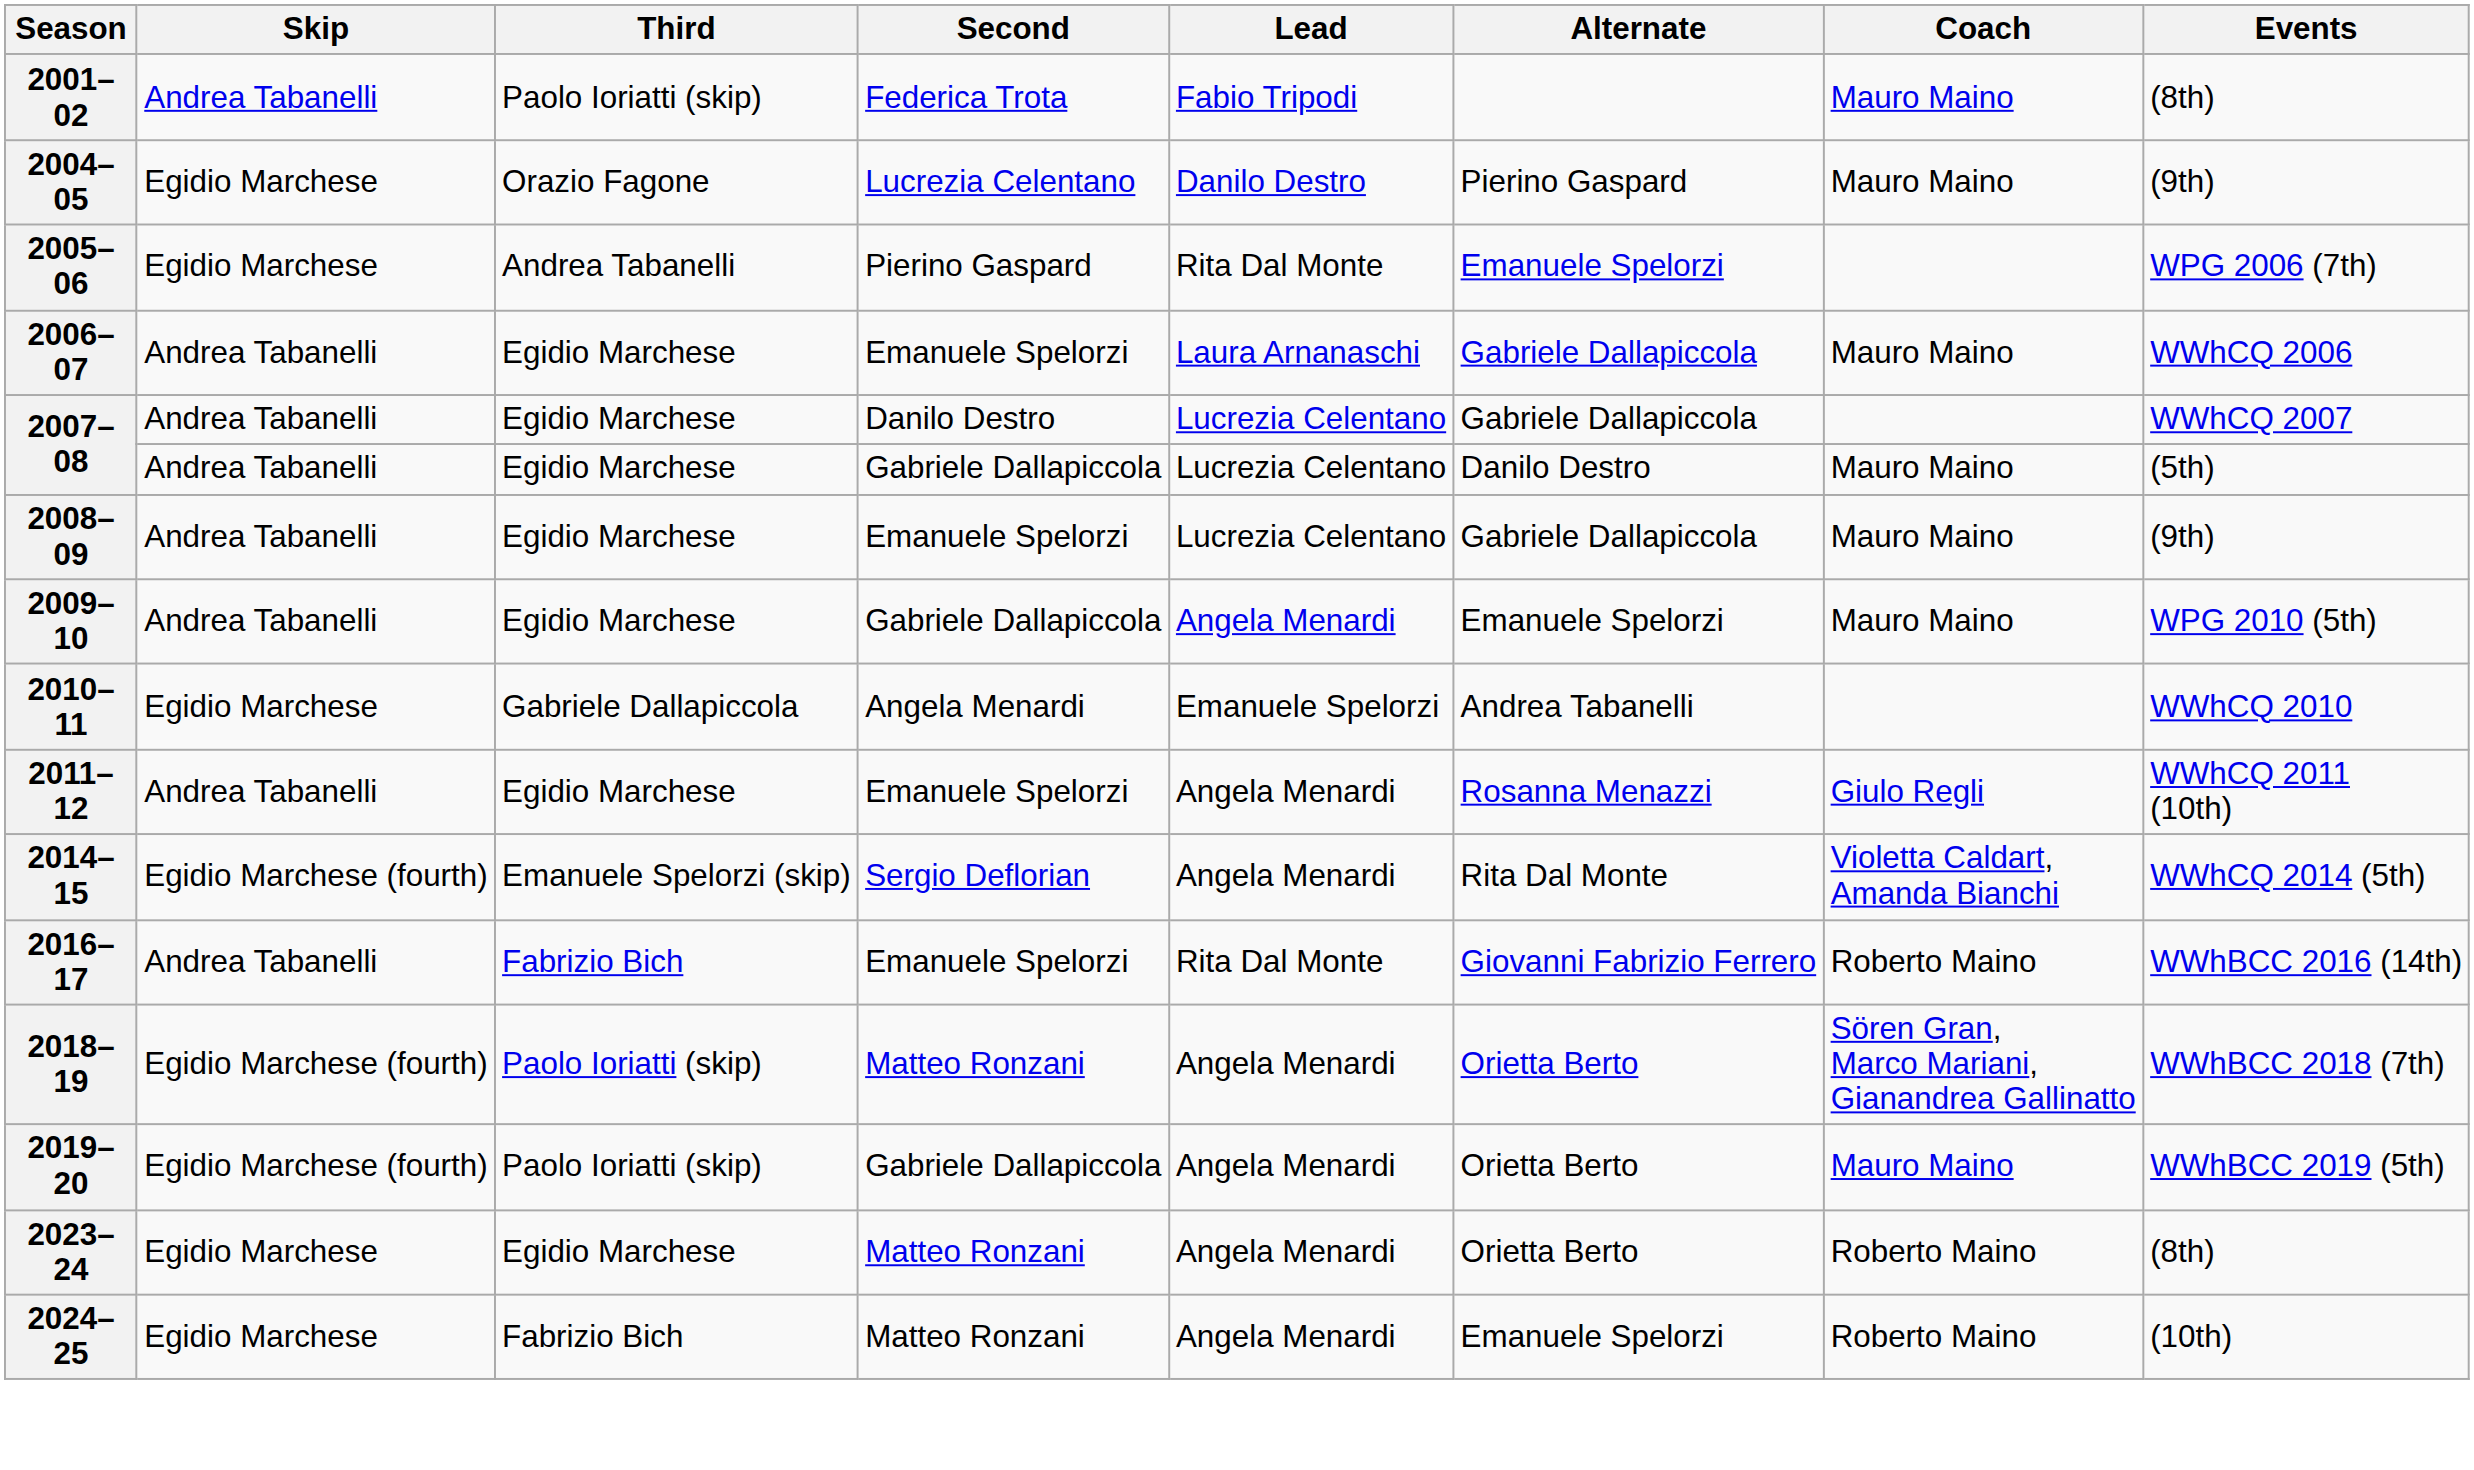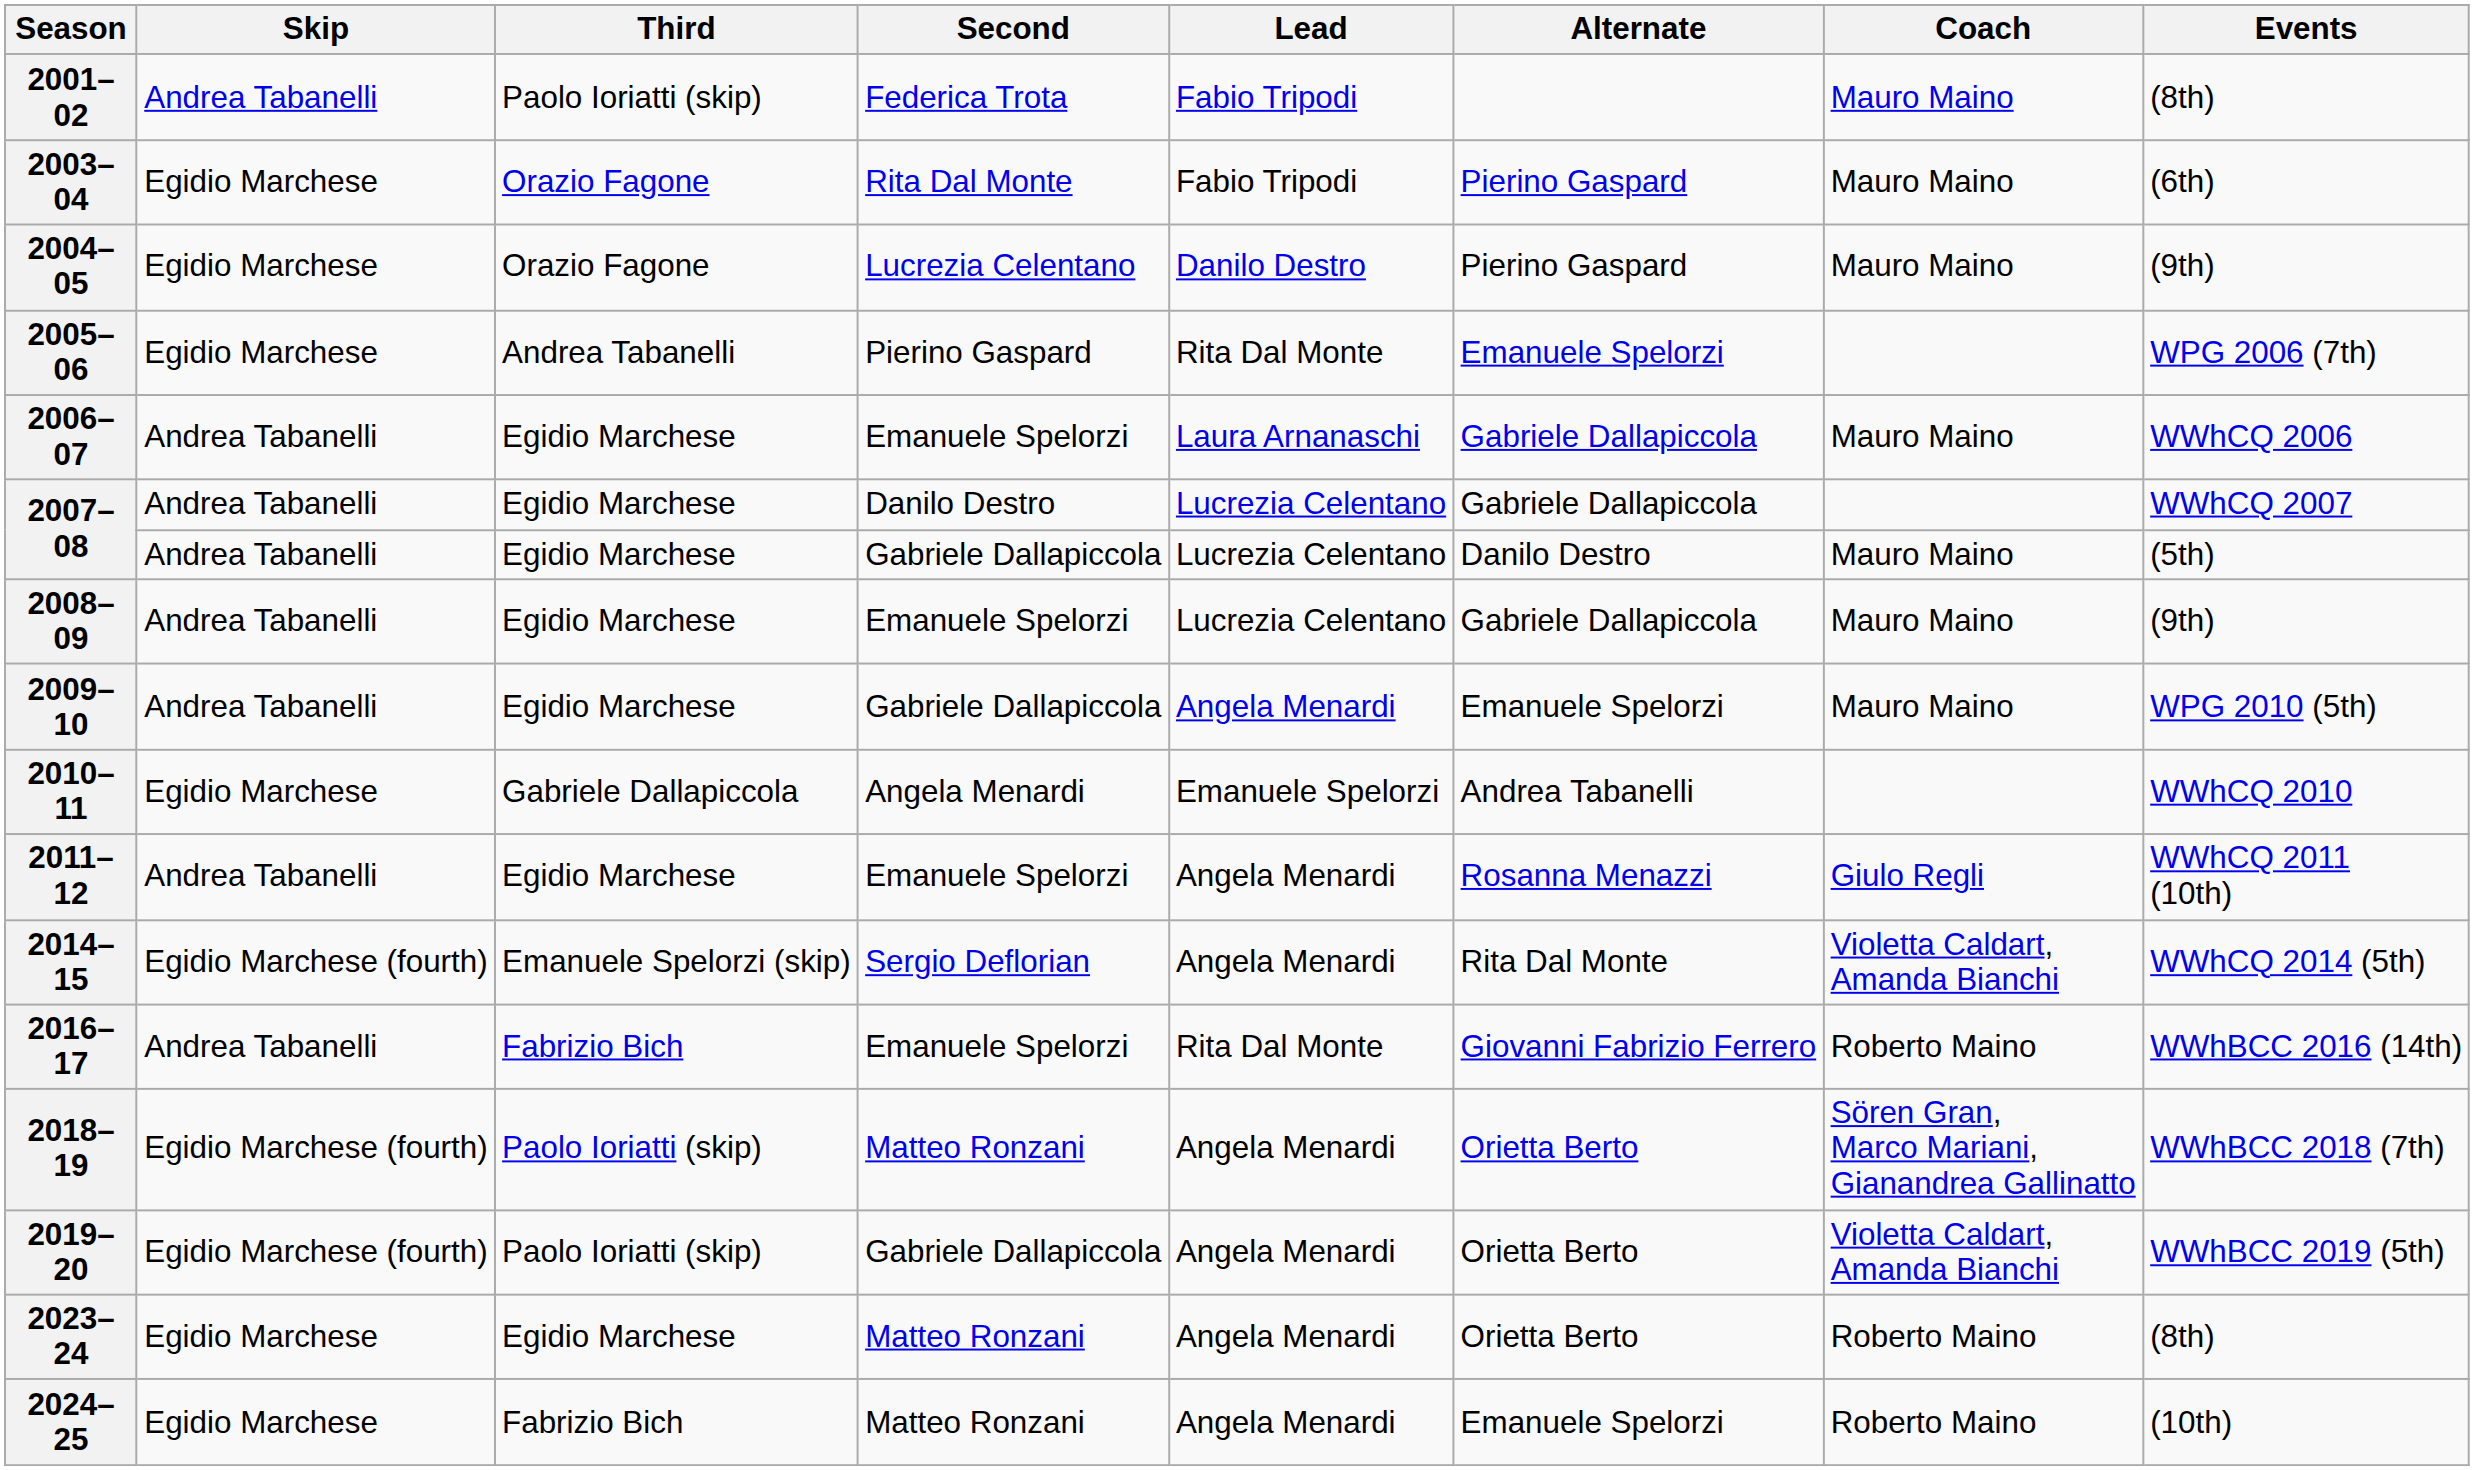+ row: (71, 181)
(1922, 1166) Mauro Maino -> (1945, 1251) Violetta Caldart, Amanda Bianchi
